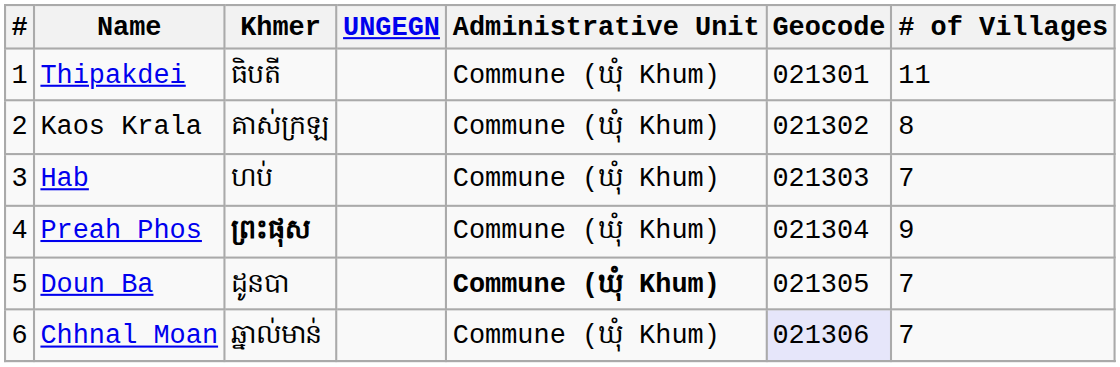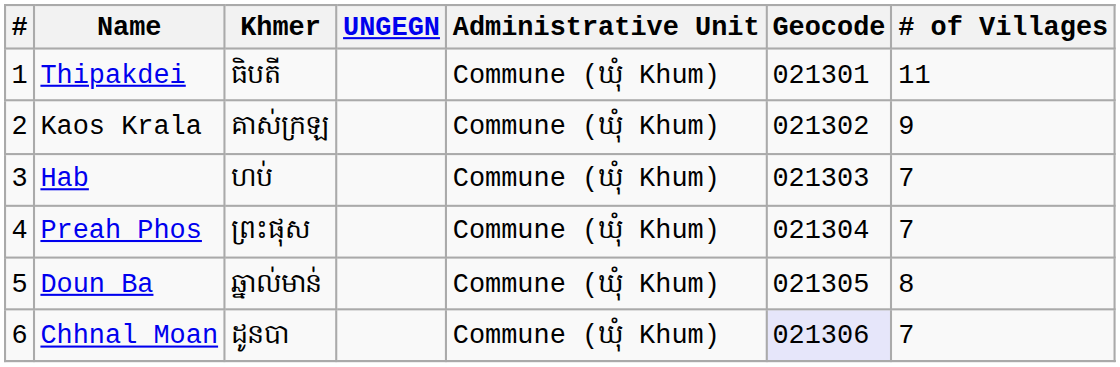(906, 127) 8 -> (906, 127) 9
(270, 231) bold -> (270, 231) normal
(906, 231) 9 -> (906, 231) 7
(260, 284) ដូនបា -> (276, 284) ឆ្នាល់មាន់
(586, 284) bold -> (586, 284) normal
(906, 284) 7 -> (906, 284) 8
(276, 336) ឆ្នាល់មាន់ -> (260, 336) ដូនបា
